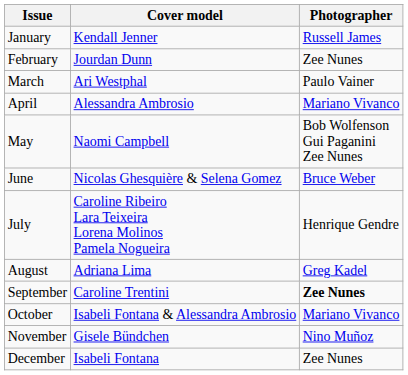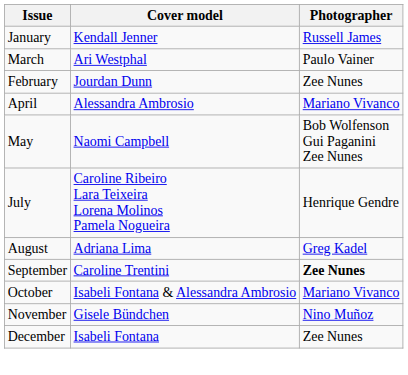rows swapped: (33, 59) <-> (26, 81)
- row: (20, 179)
